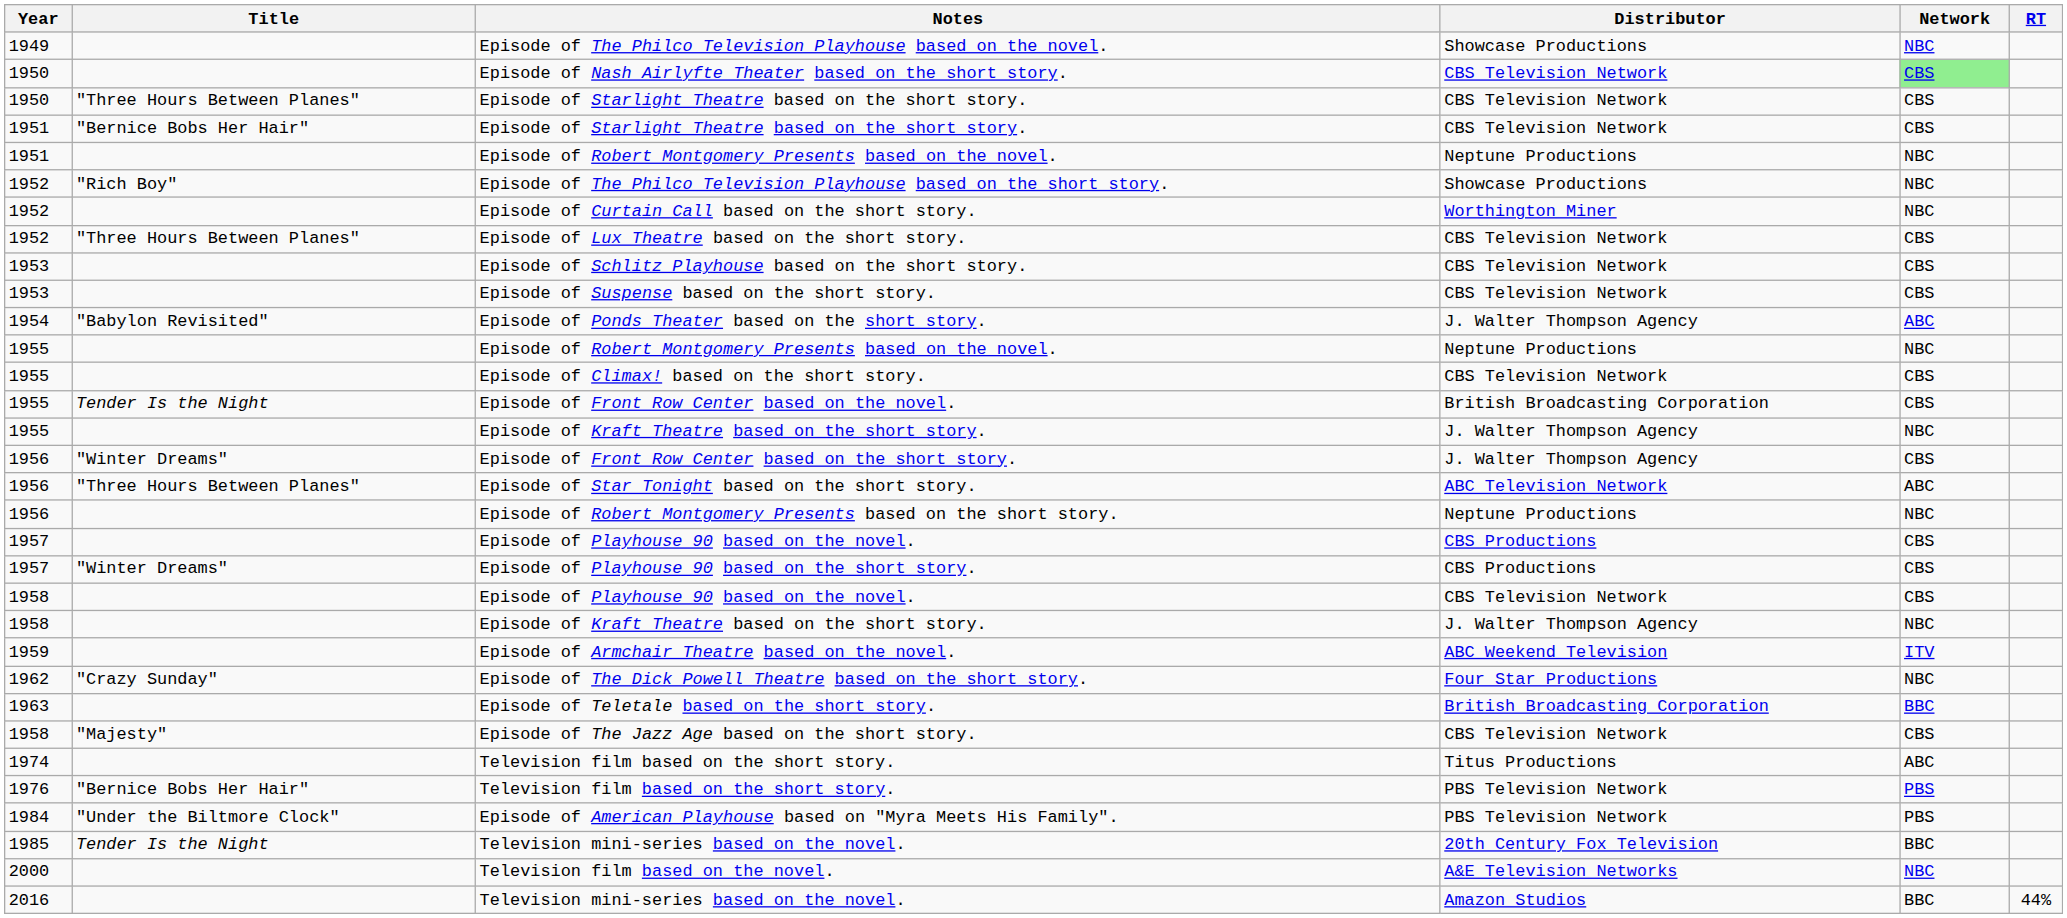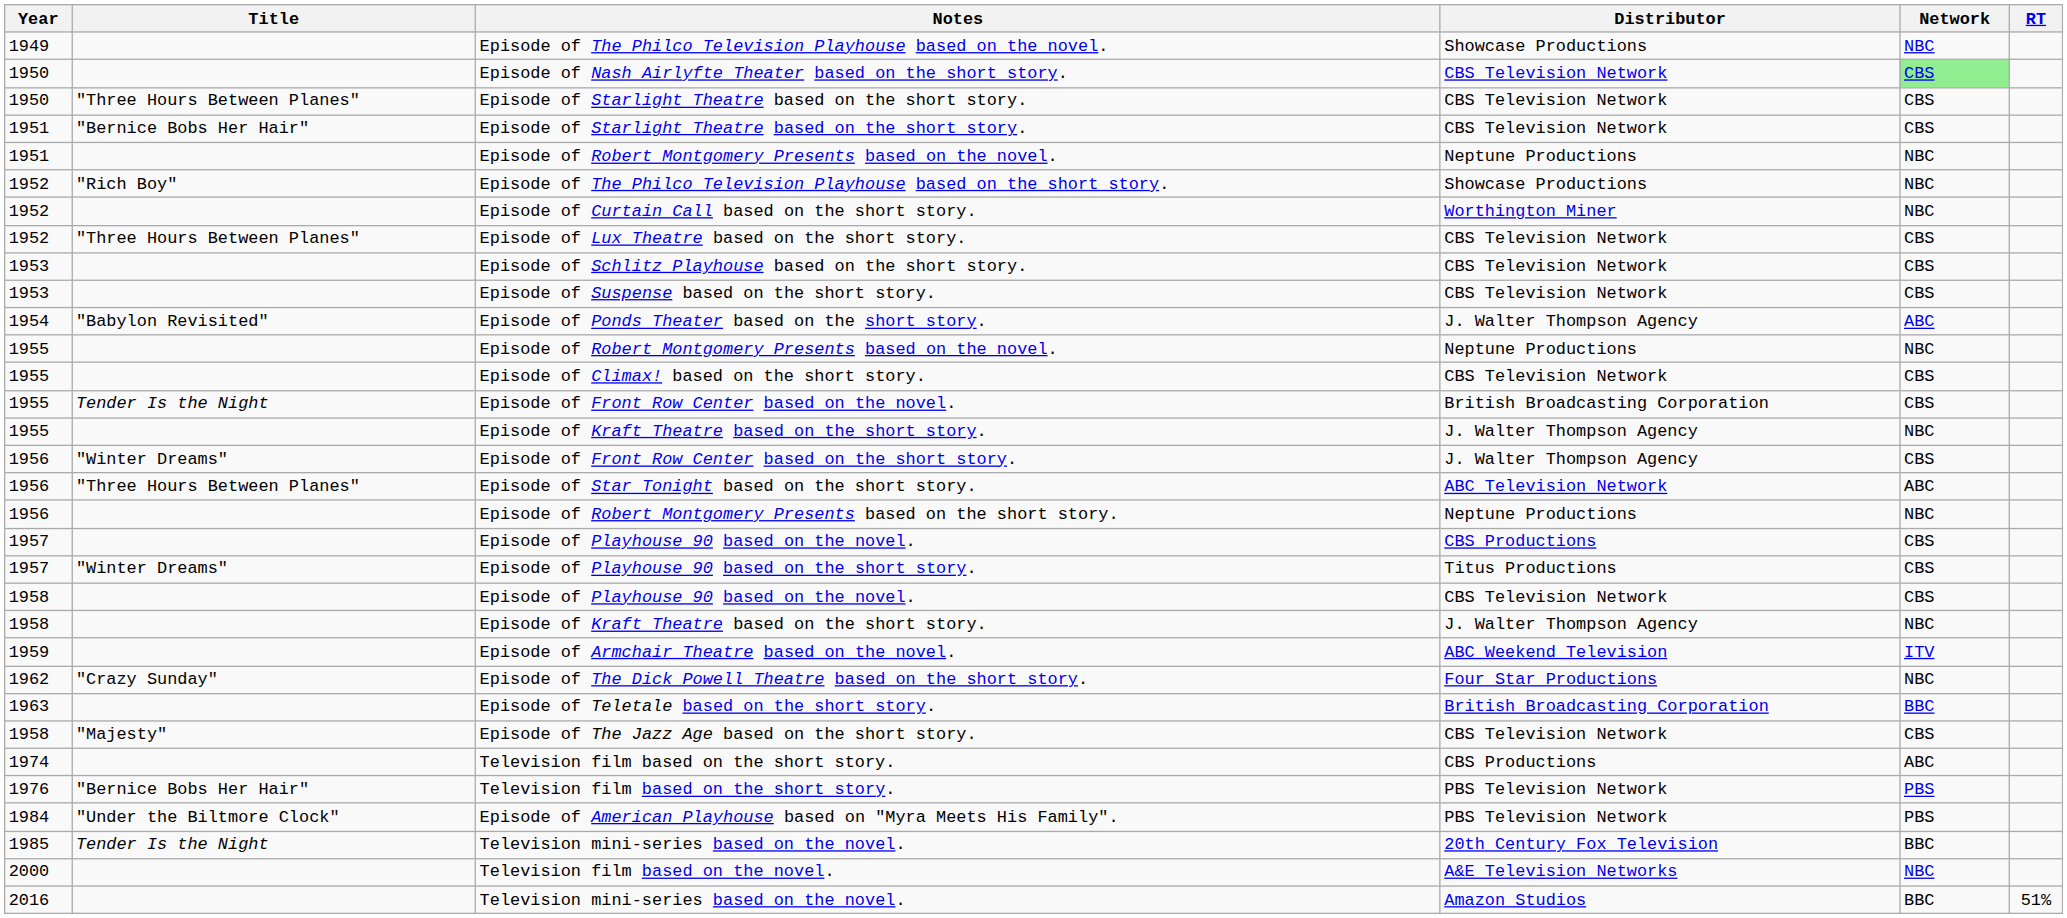(1520, 569) CBS Productions -> (1530, 569) Titus Productions
(1530, 762) Titus Productions -> (1520, 762) CBS Productions
(2036, 900) 44% -> (2036, 900) 51%
